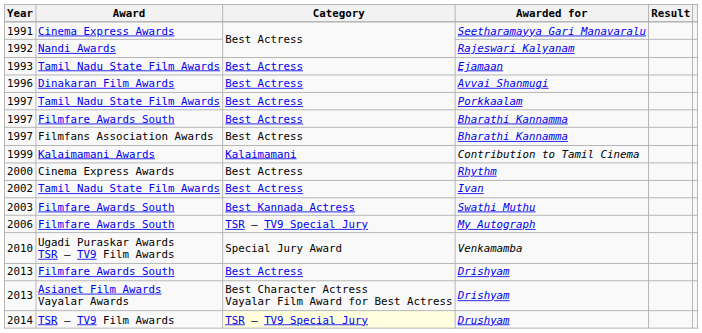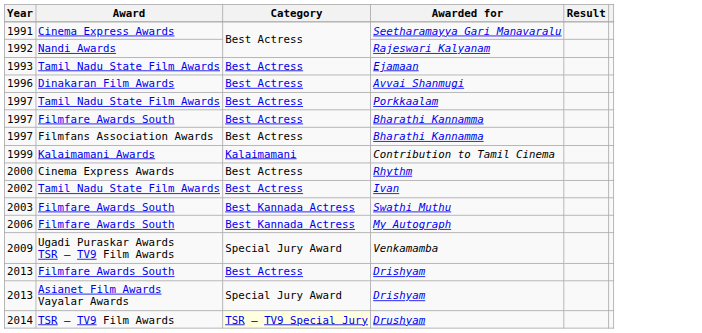(297, 224) TSR – TV9 Special Jury -> (290, 224) Best Kannada Actress
(20, 248) 2010 -> (20, 248) 2009
(339, 296) Best Character Actress Vayalar Film Award for Best Actress -> (284, 296) Special Jury Award
